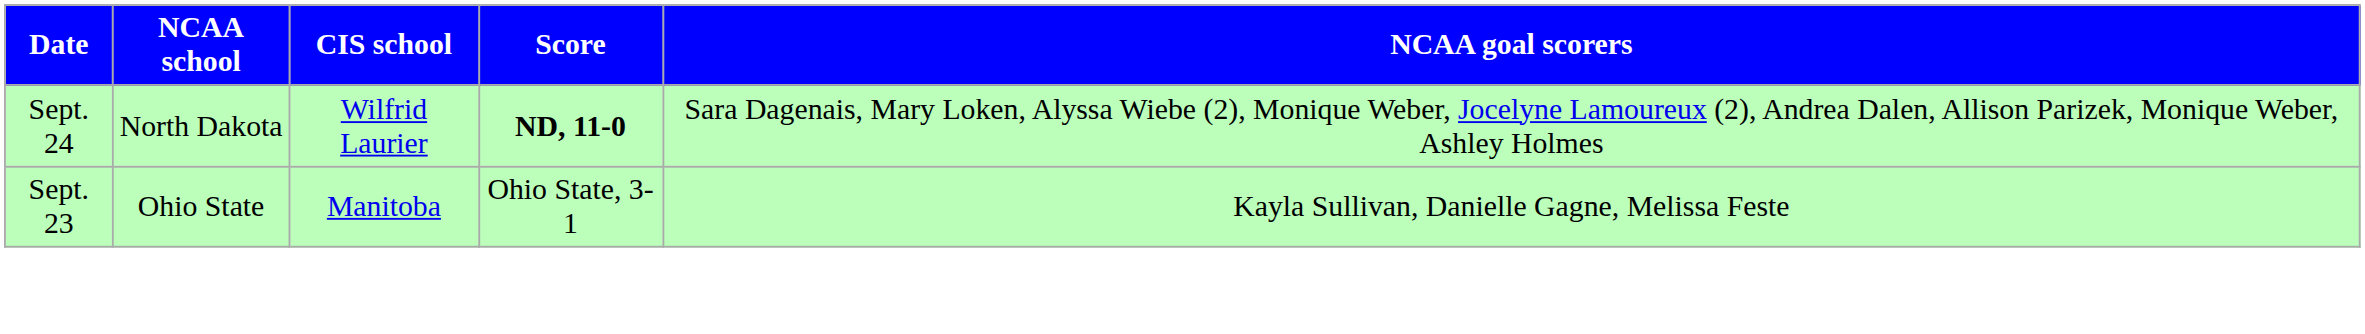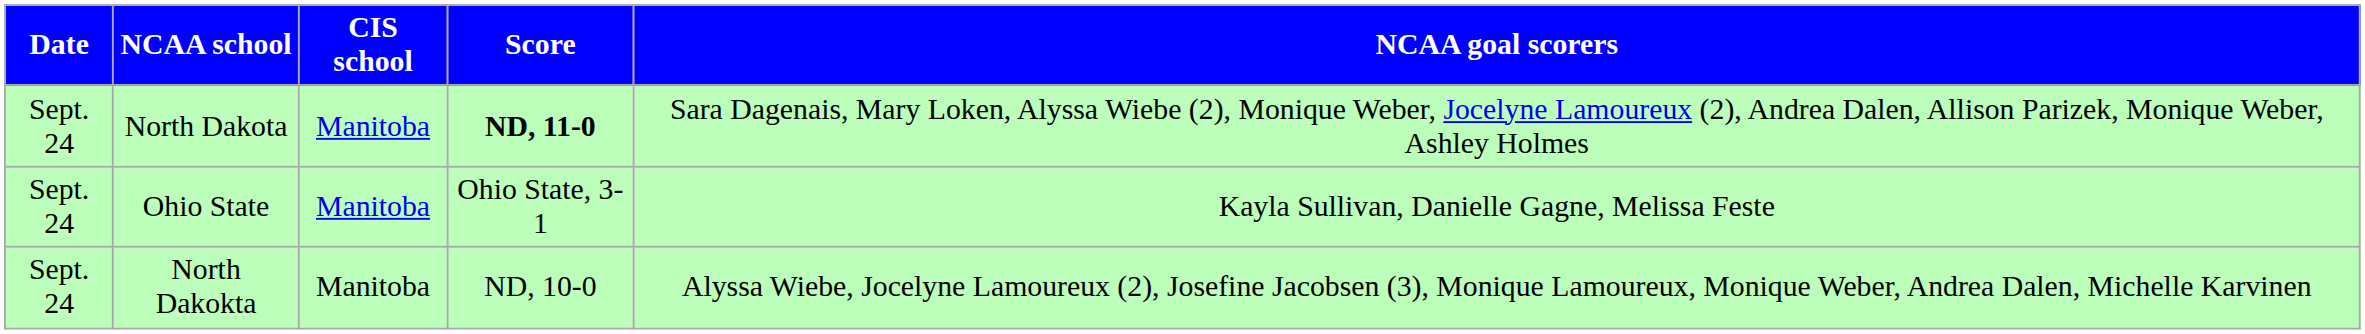(384, 125) Wilfrid Laurier -> (373, 125) Manitoba
(59, 206) Sept. 23 -> (59, 206) Sept. 24
+ row: (206, 286)
